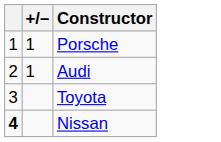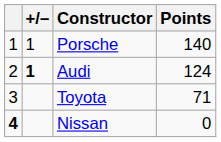+ column: (186, 18)
(30, 71) normal -> (30, 71) bold
